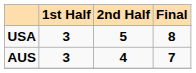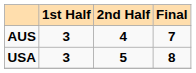rows swapped: (22, 36) <-> (22, 57)
